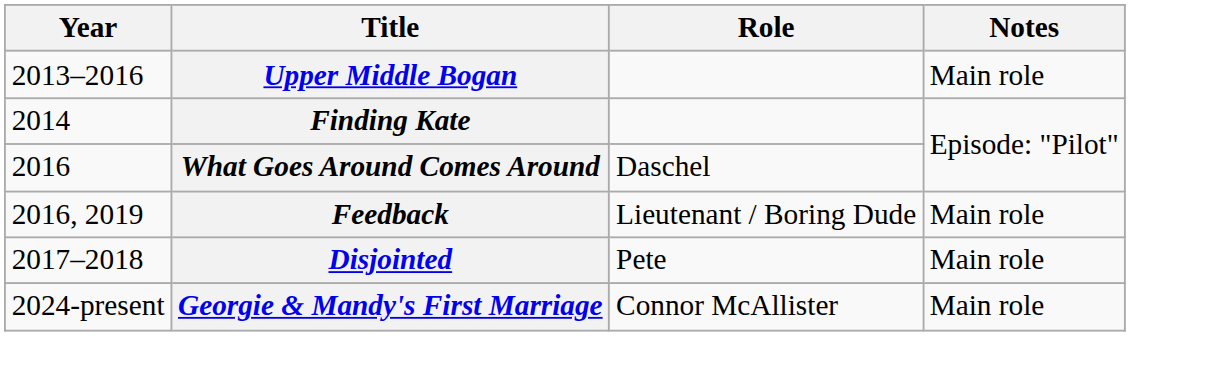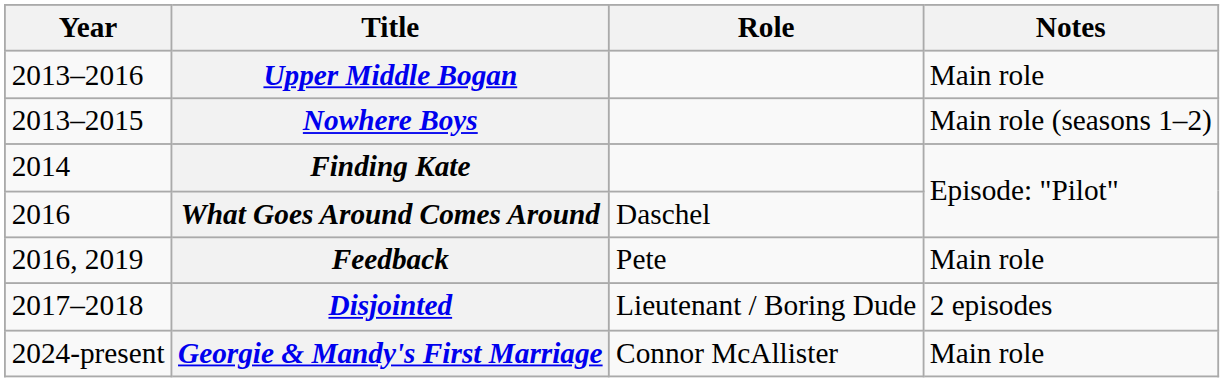+ row: (390, 120)
(766, 213) Lieutenant / Boring Dude -> (641, 259) Pete
(641, 259) Pete -> (766, 306) Lieutenant / Boring Dude
(987, 259) Main role -> (991, 306) 2 episodes
